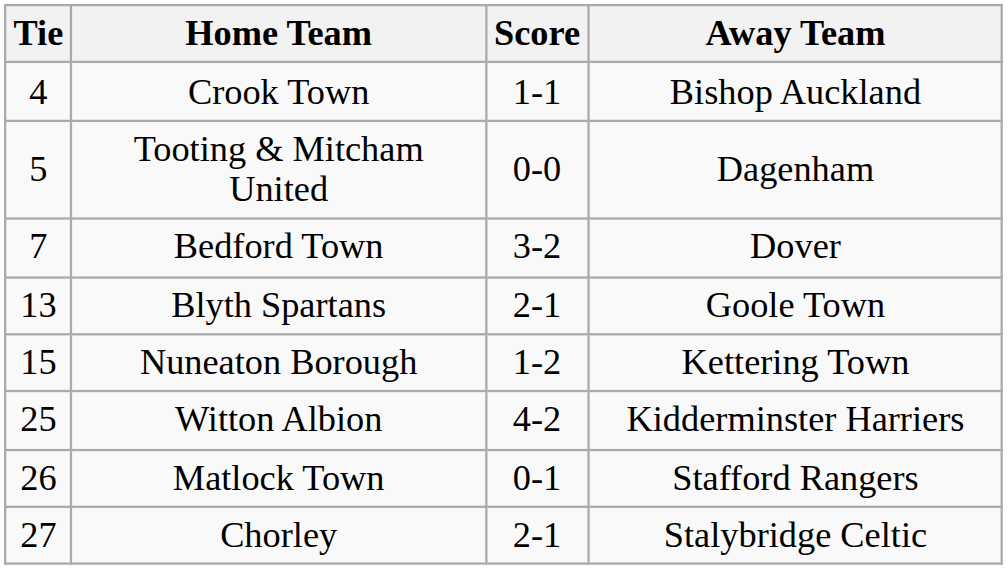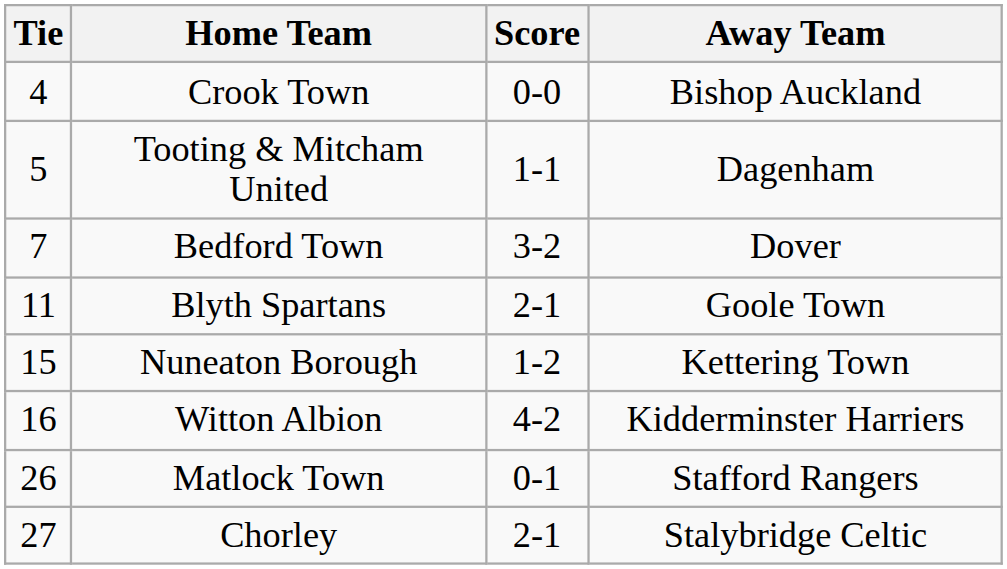(537, 90) 1-1 -> (537, 90) 0-0
(537, 168) 0-0 -> (537, 168) 1-1
(38, 304) 13 -> (38, 304) 11
(38, 419) 25 -> (38, 419) 16
